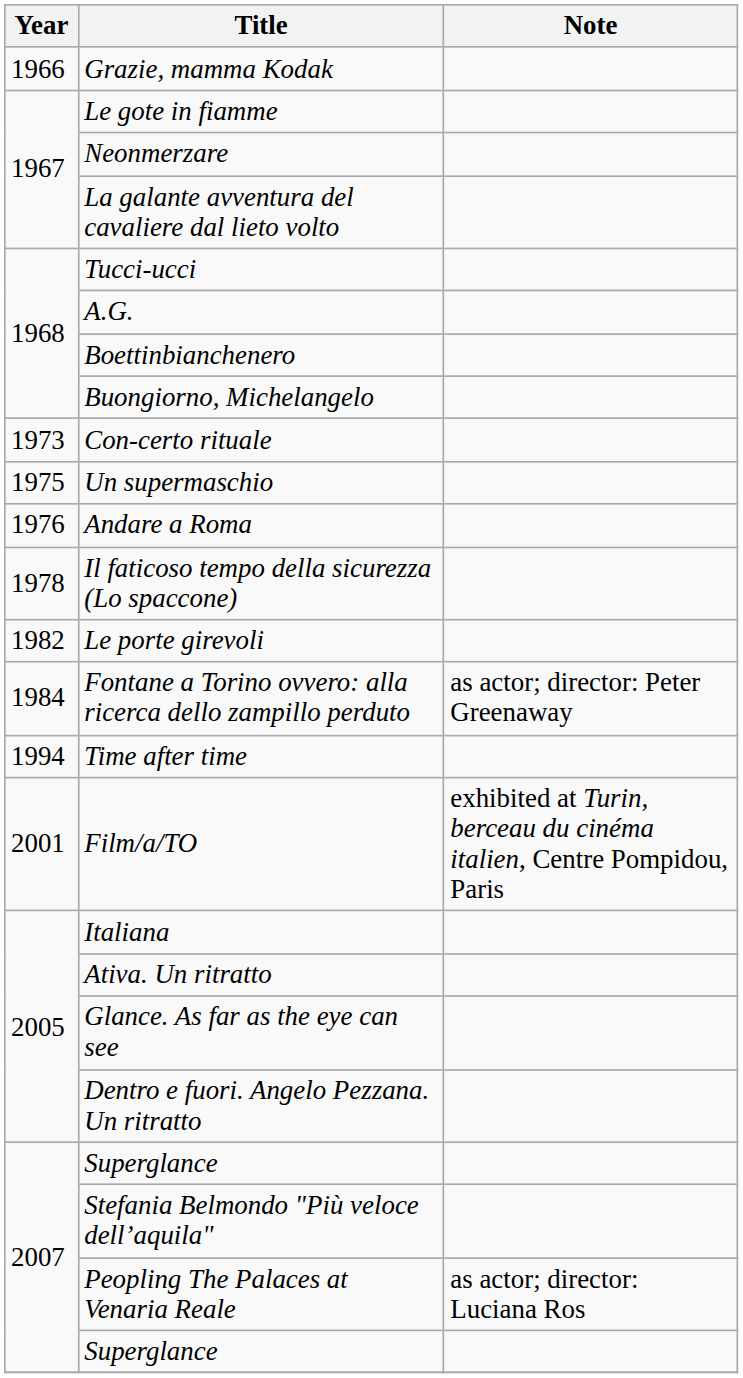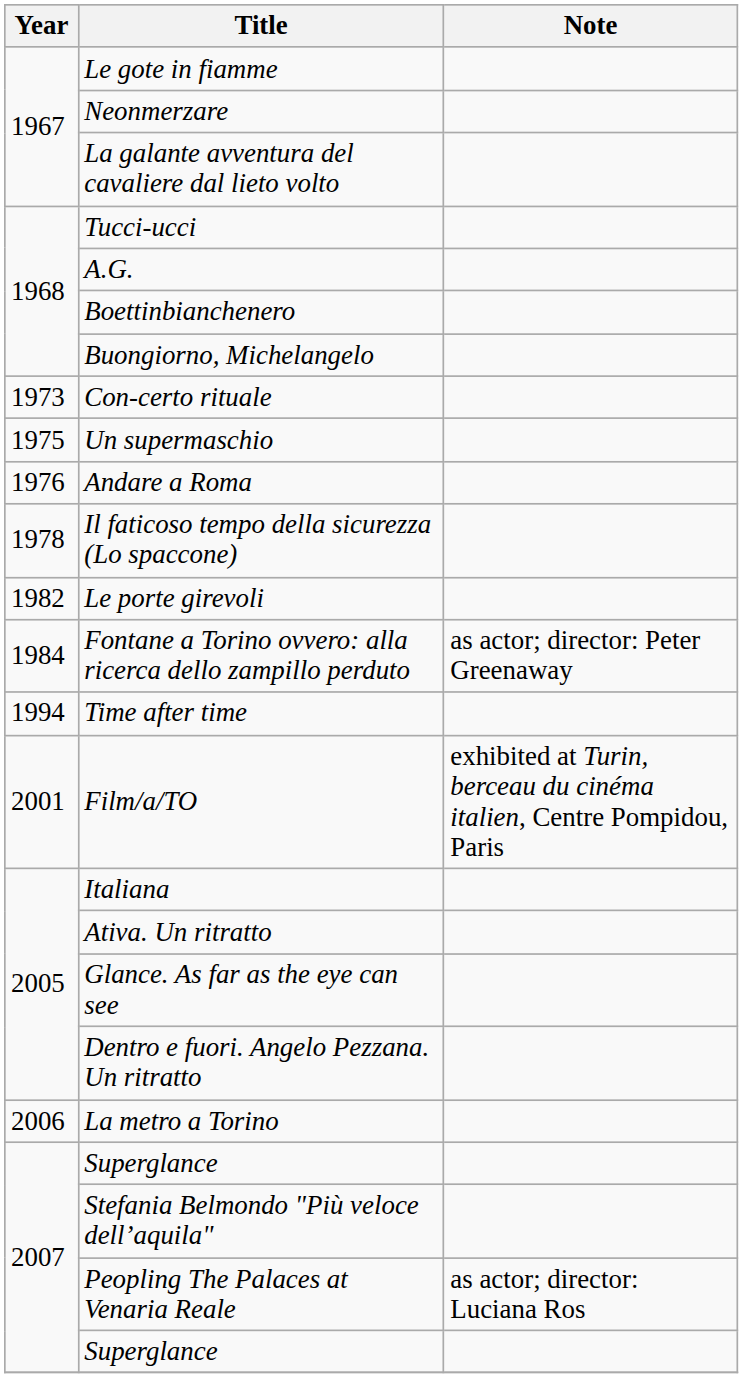- row: (38, 68)
+ row: (38, 1120)
